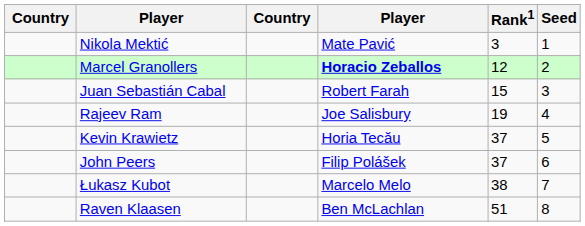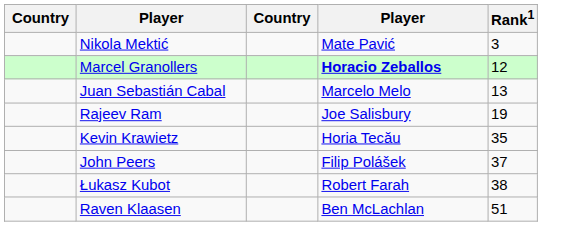- column: (559, 18)
(365, 91) Robert Farah -> (366, 91) Marcelo Melo
(499, 91) 15 -> (499, 91) 13
(499, 138) 37 -> (499, 138) 35
(366, 185) Marcelo Melo -> (365, 185) Robert Farah
